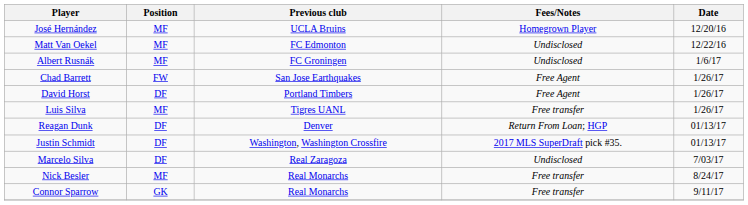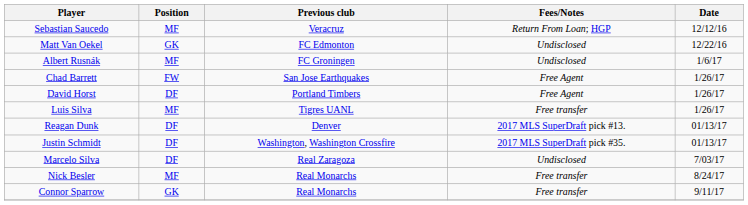+ row: (71, 29)
- row: (66, 29)
(161, 45) MF -> (172, 45) GK
(558, 126) Return From Loan; HGP -> (561, 126) 2017 MLS SuperDraft pick #13.
